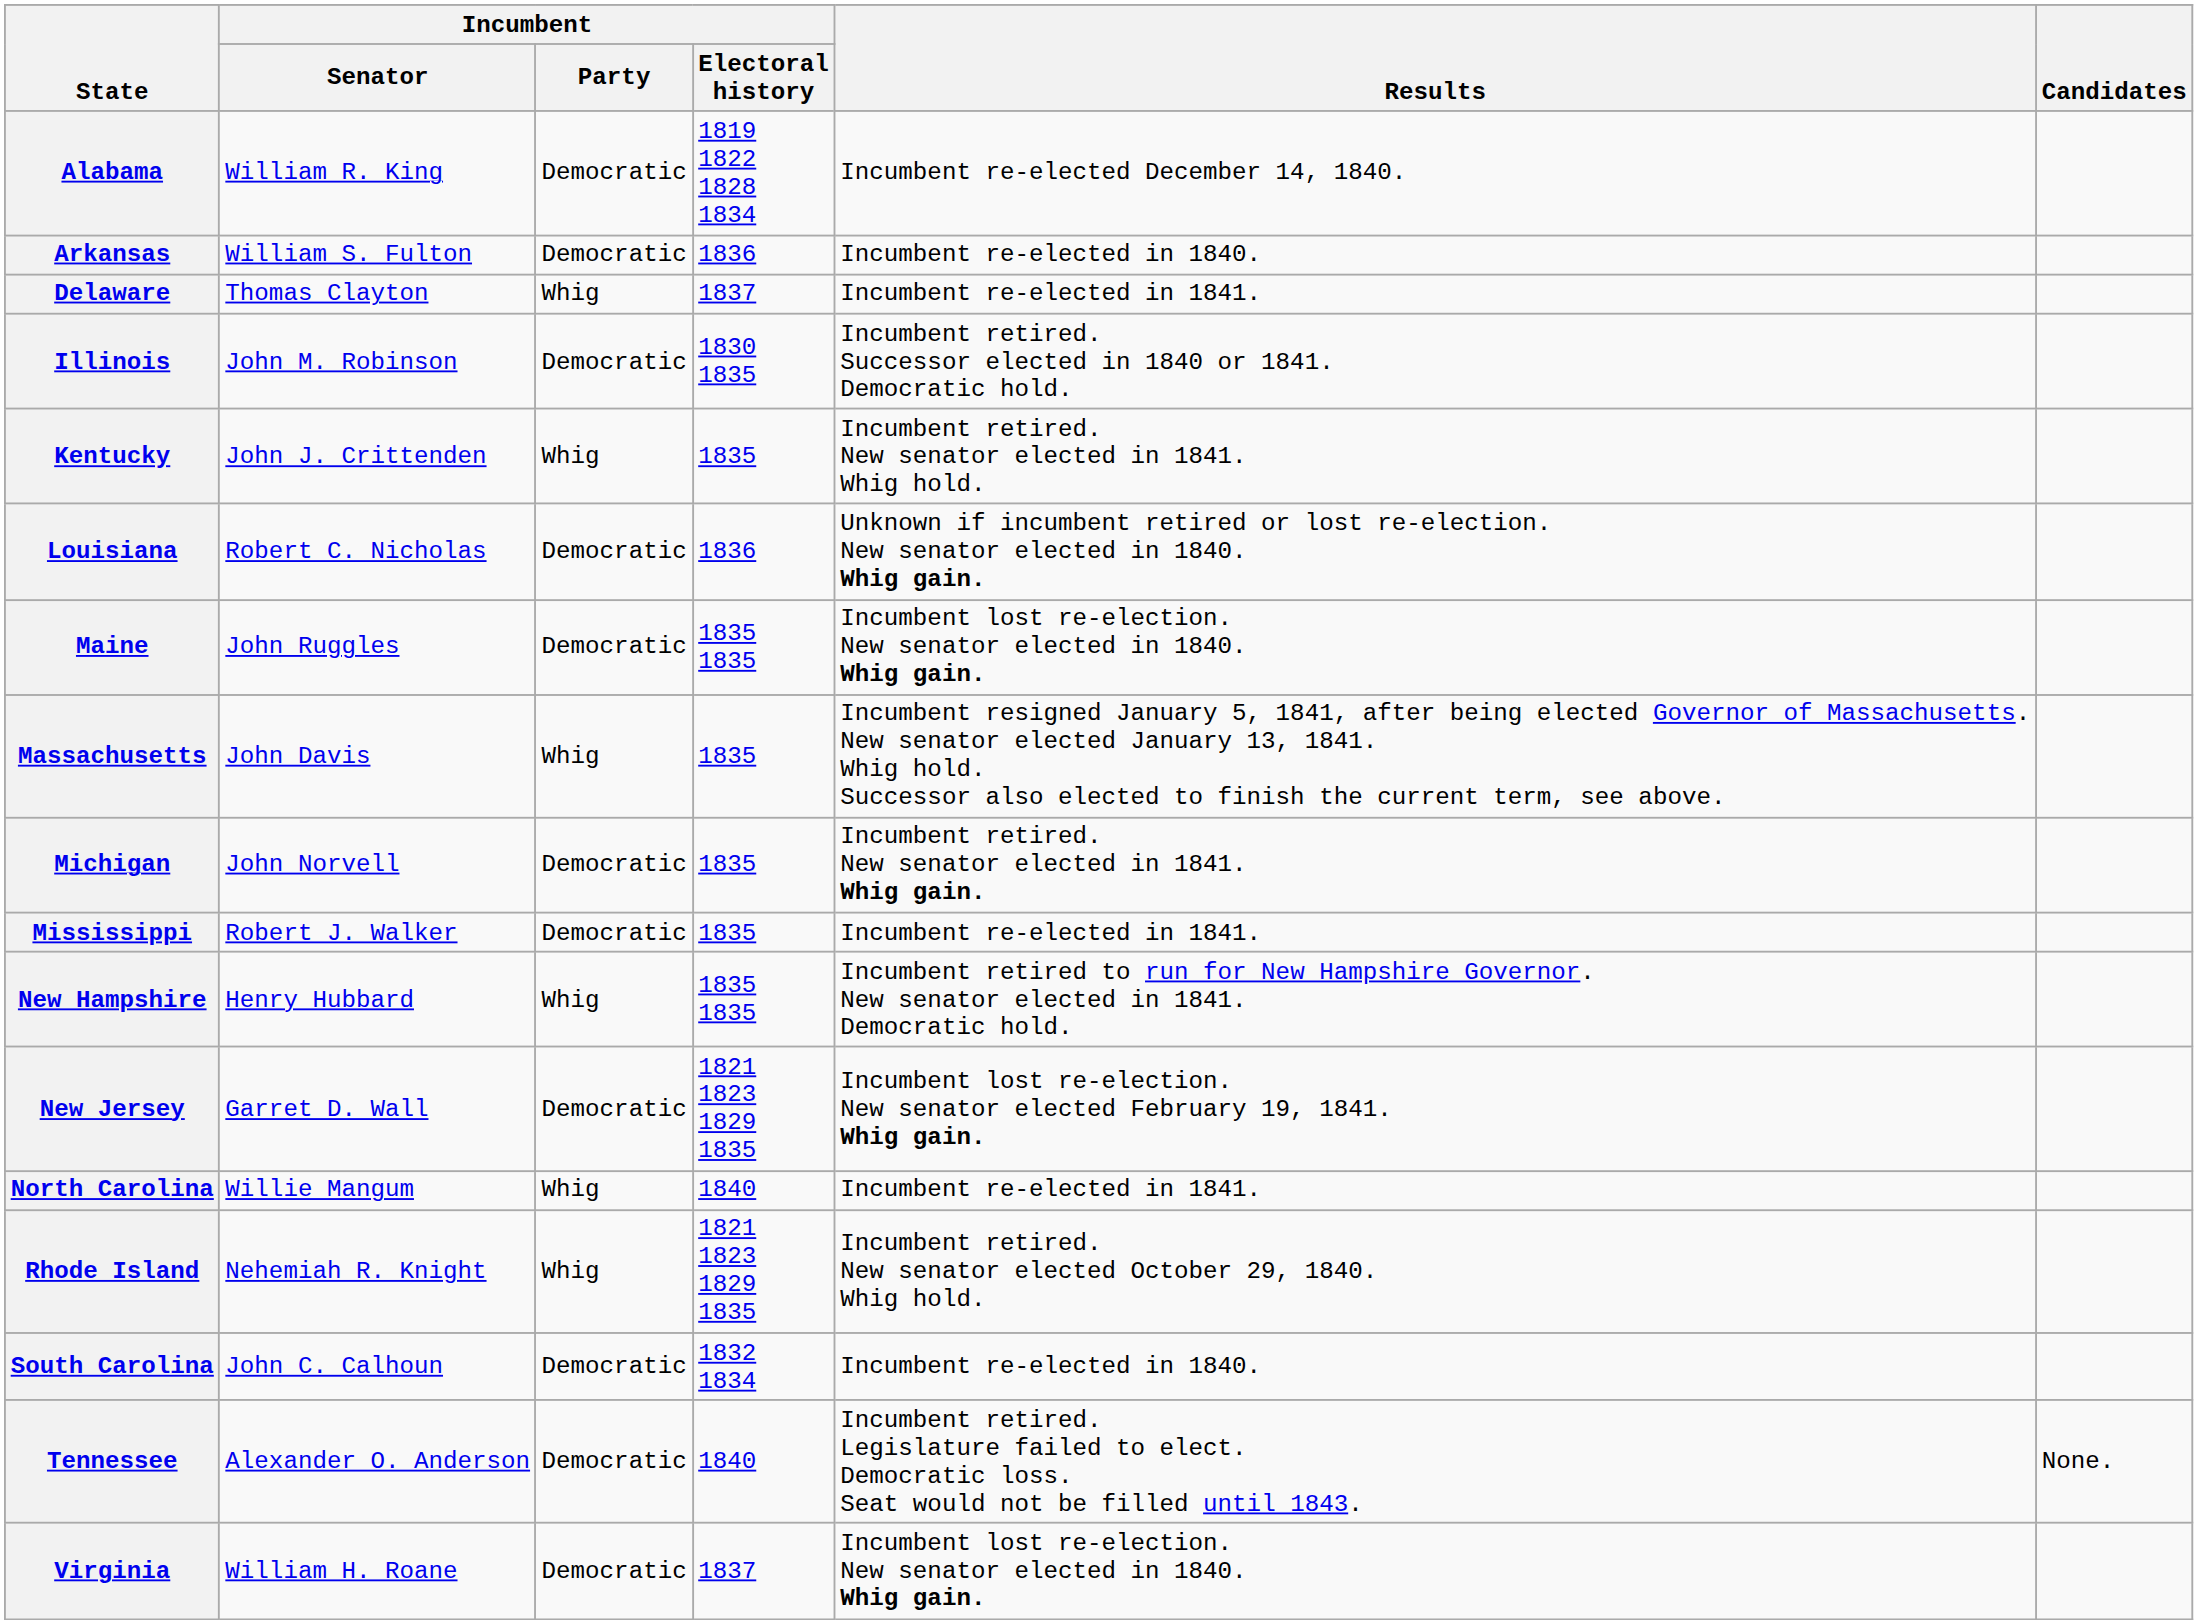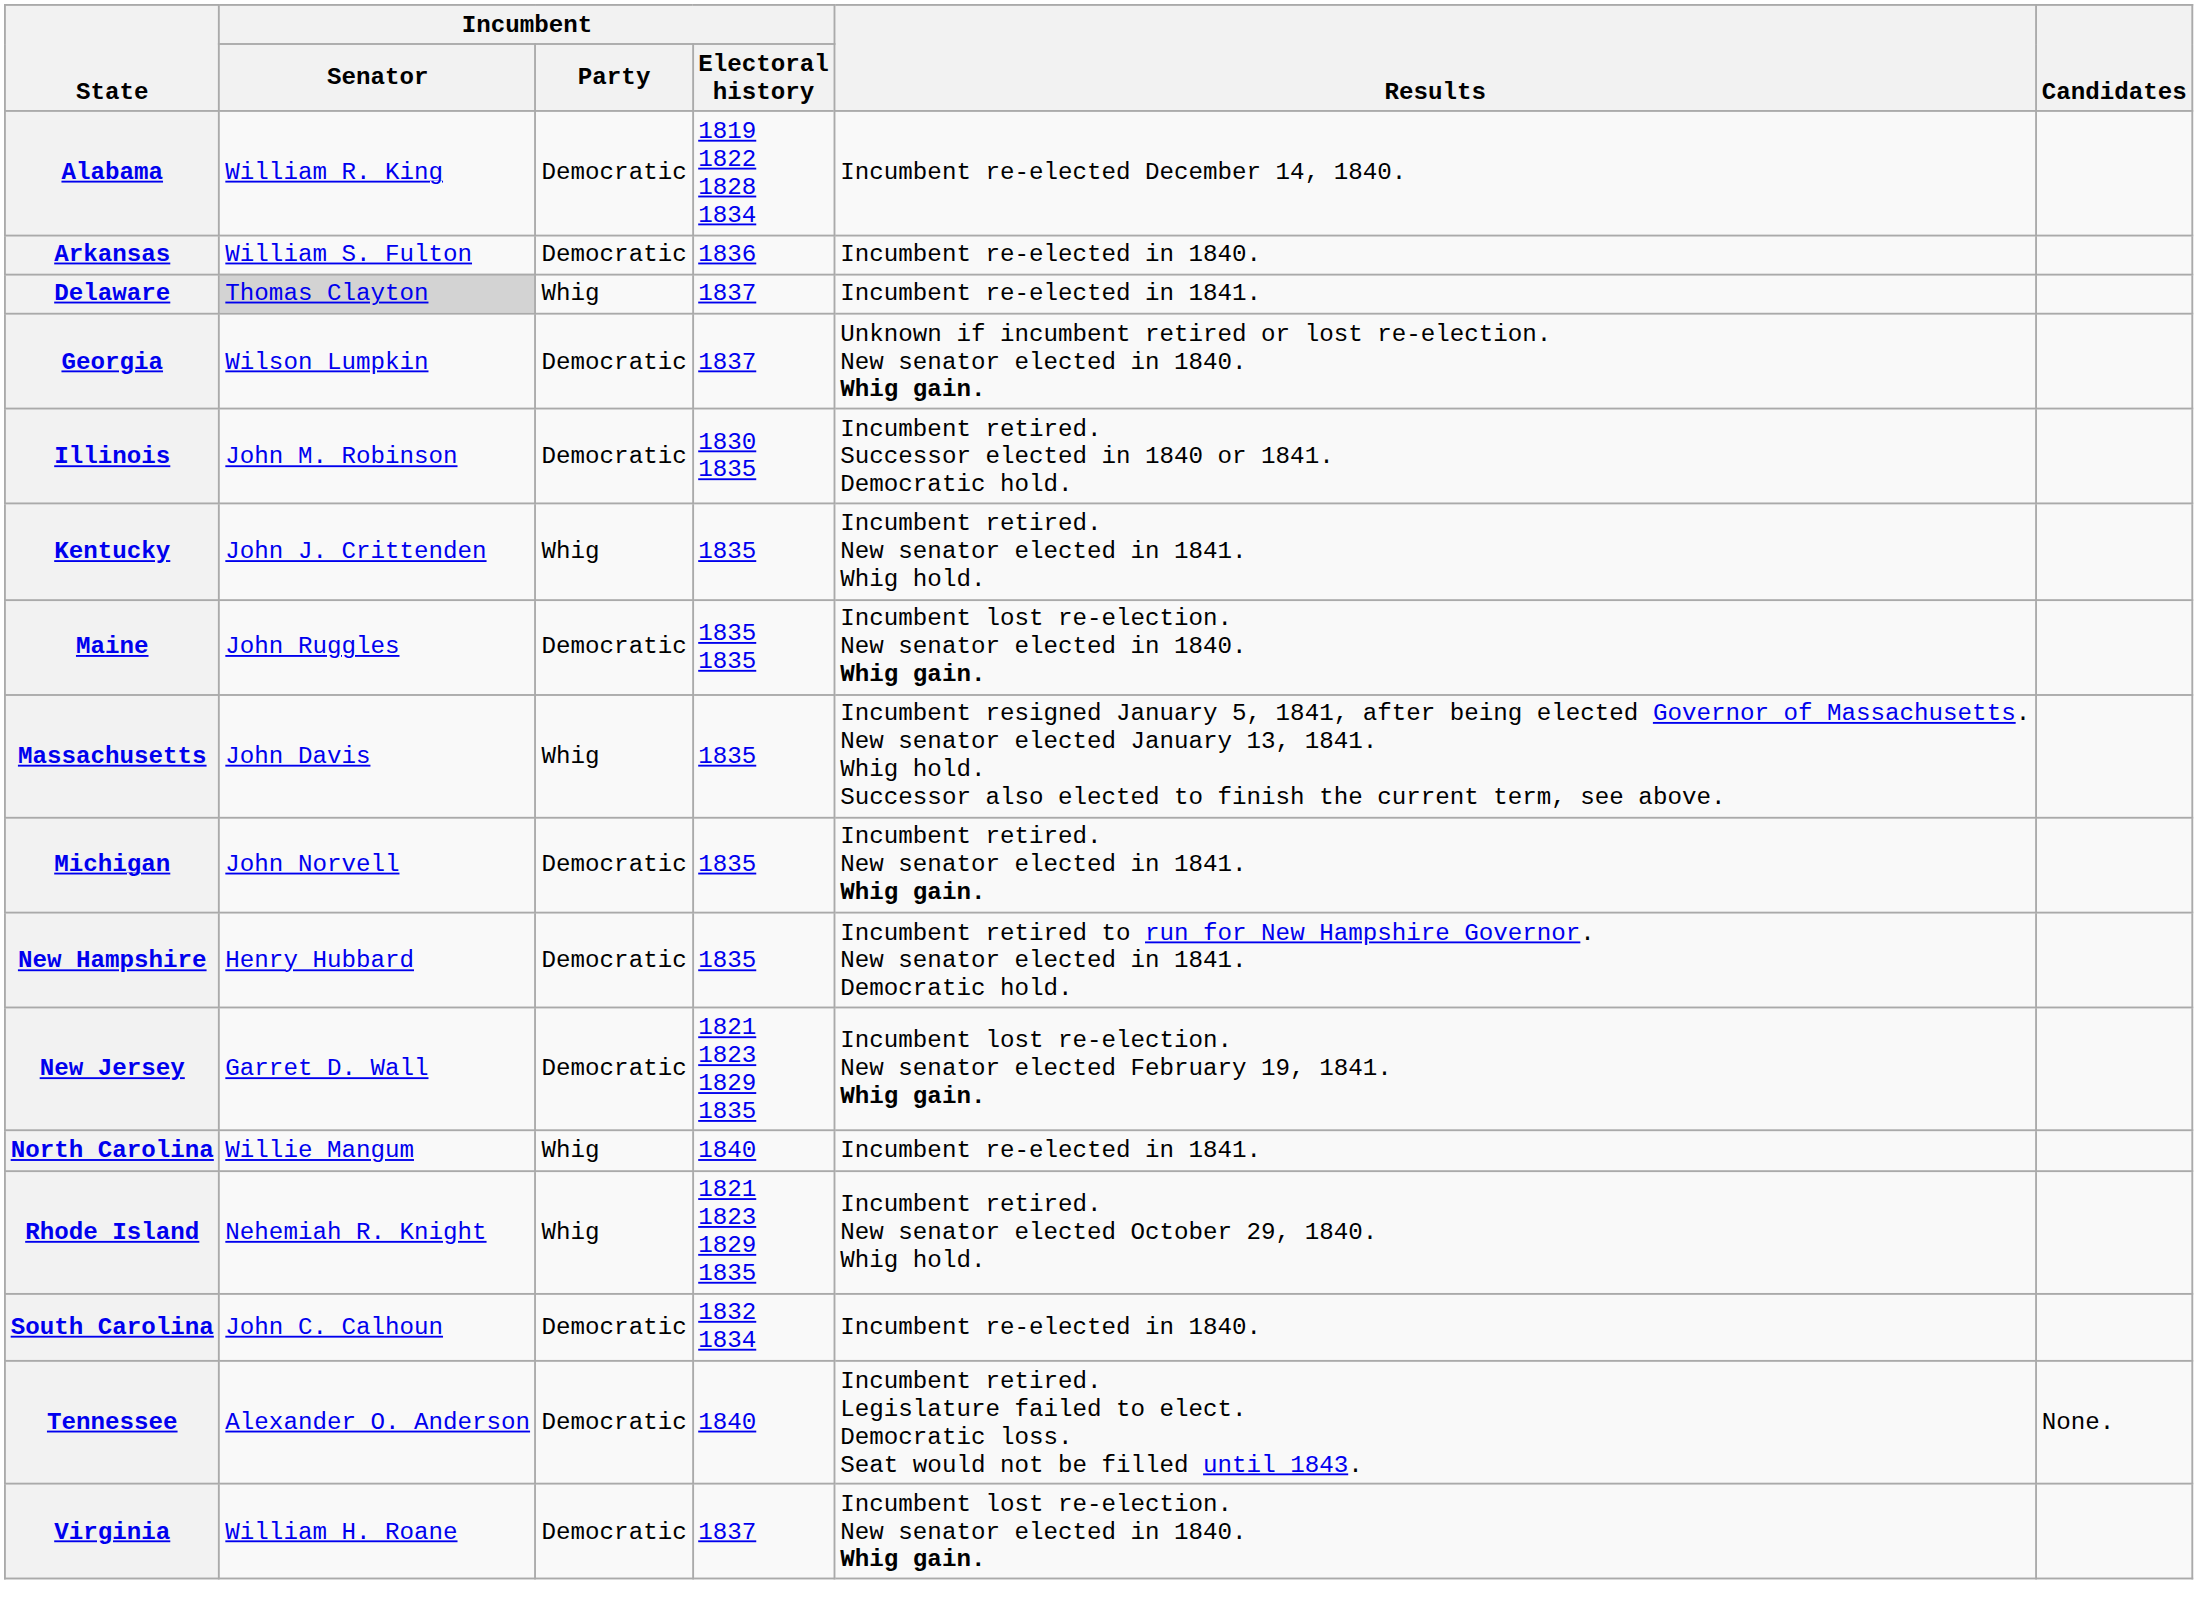(327, 294) no background -> (327, 294) lightgrey background
+ row: (112, 361)
- row: (112, 552)
- row: (112, 932)
(571, 1000) Whig -> (614, 960) Democratic
(727, 1000) 1835 1835 -> (727, 960) 1835
